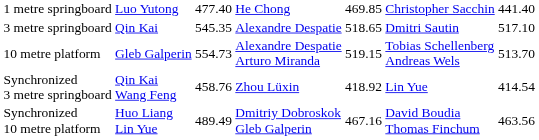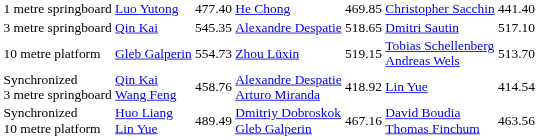(288, 53) Alexandre Despatie Arturo Miranda -> (267, 53) Zhou Lüxin
(267, 87) Zhou Lüxin -> (288, 87) Alexandre Despatie Arturo Miranda
